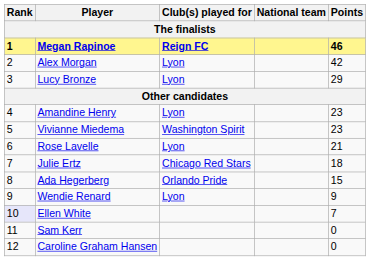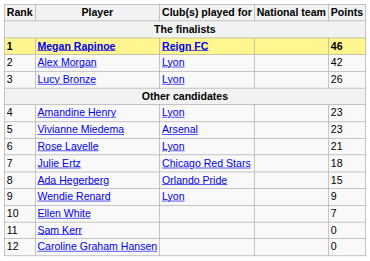(337, 79) 29 -> (337, 79) 26
(203, 130) Washington Spirit -> (180, 130) Arsenal
(13, 213) lavender background -> (13, 213) no background
